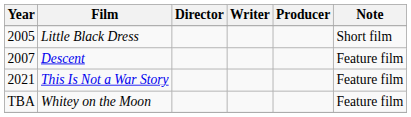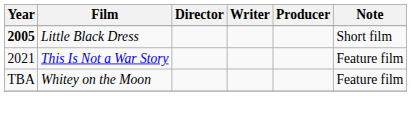(21, 36) normal -> (21, 36) bold
- row: (63, 58)
